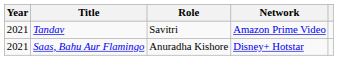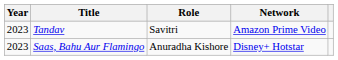(18, 30) 2021 -> (18, 30) 2023
(18, 47) 2021 -> (18, 47) 2023
